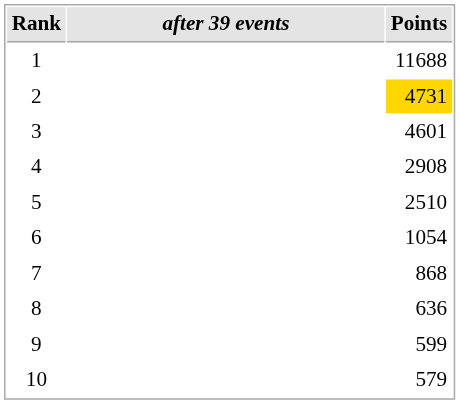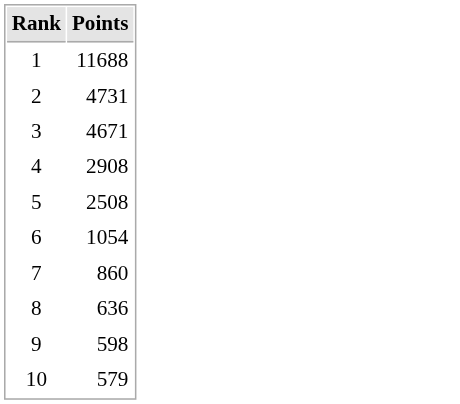- column: (226, 23)
(426, 96) gold background -> (107, 96) no background
(426, 131) 4601 -> (107, 131) 4671
(426, 202) 2510 -> (107, 202) 2508
(431, 273) 868 -> (113, 273) 860
(431, 344) 599 -> (113, 344) 598
